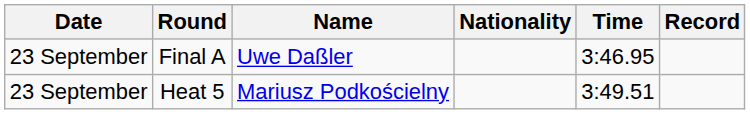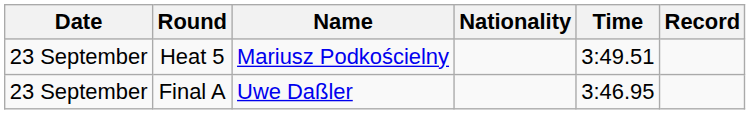rows swapped: (192, 91) <-> (192, 56)
